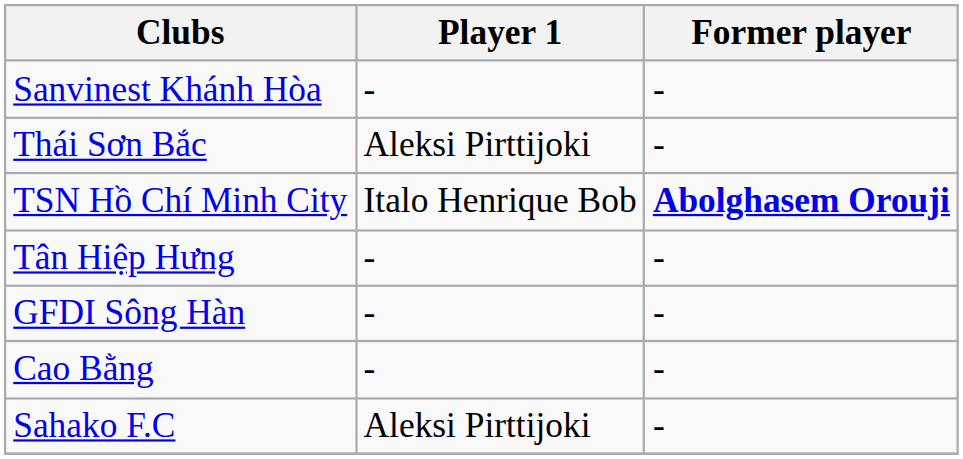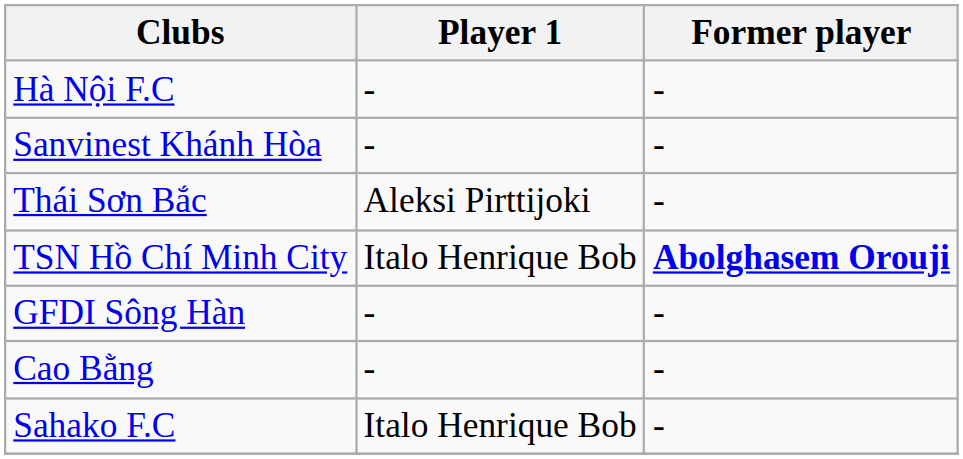+ row: (94, 88)
- row: (124, 256)
(477, 425) Aleksi Pirttijoki -> (500, 425) Italo Henrique Bob
